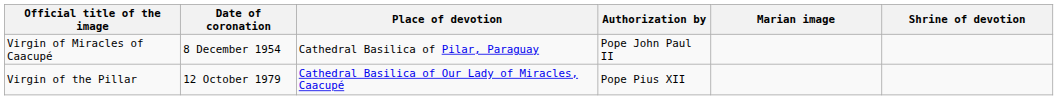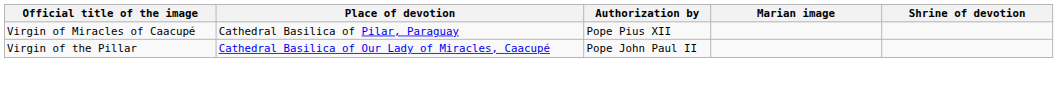- column: (238, 19)
(646, 49) Pope John Paul II -> (629, 31) Pope Pius XII
(643, 80) Pope Pius XII -> (642, 48) Pope John Paul II
